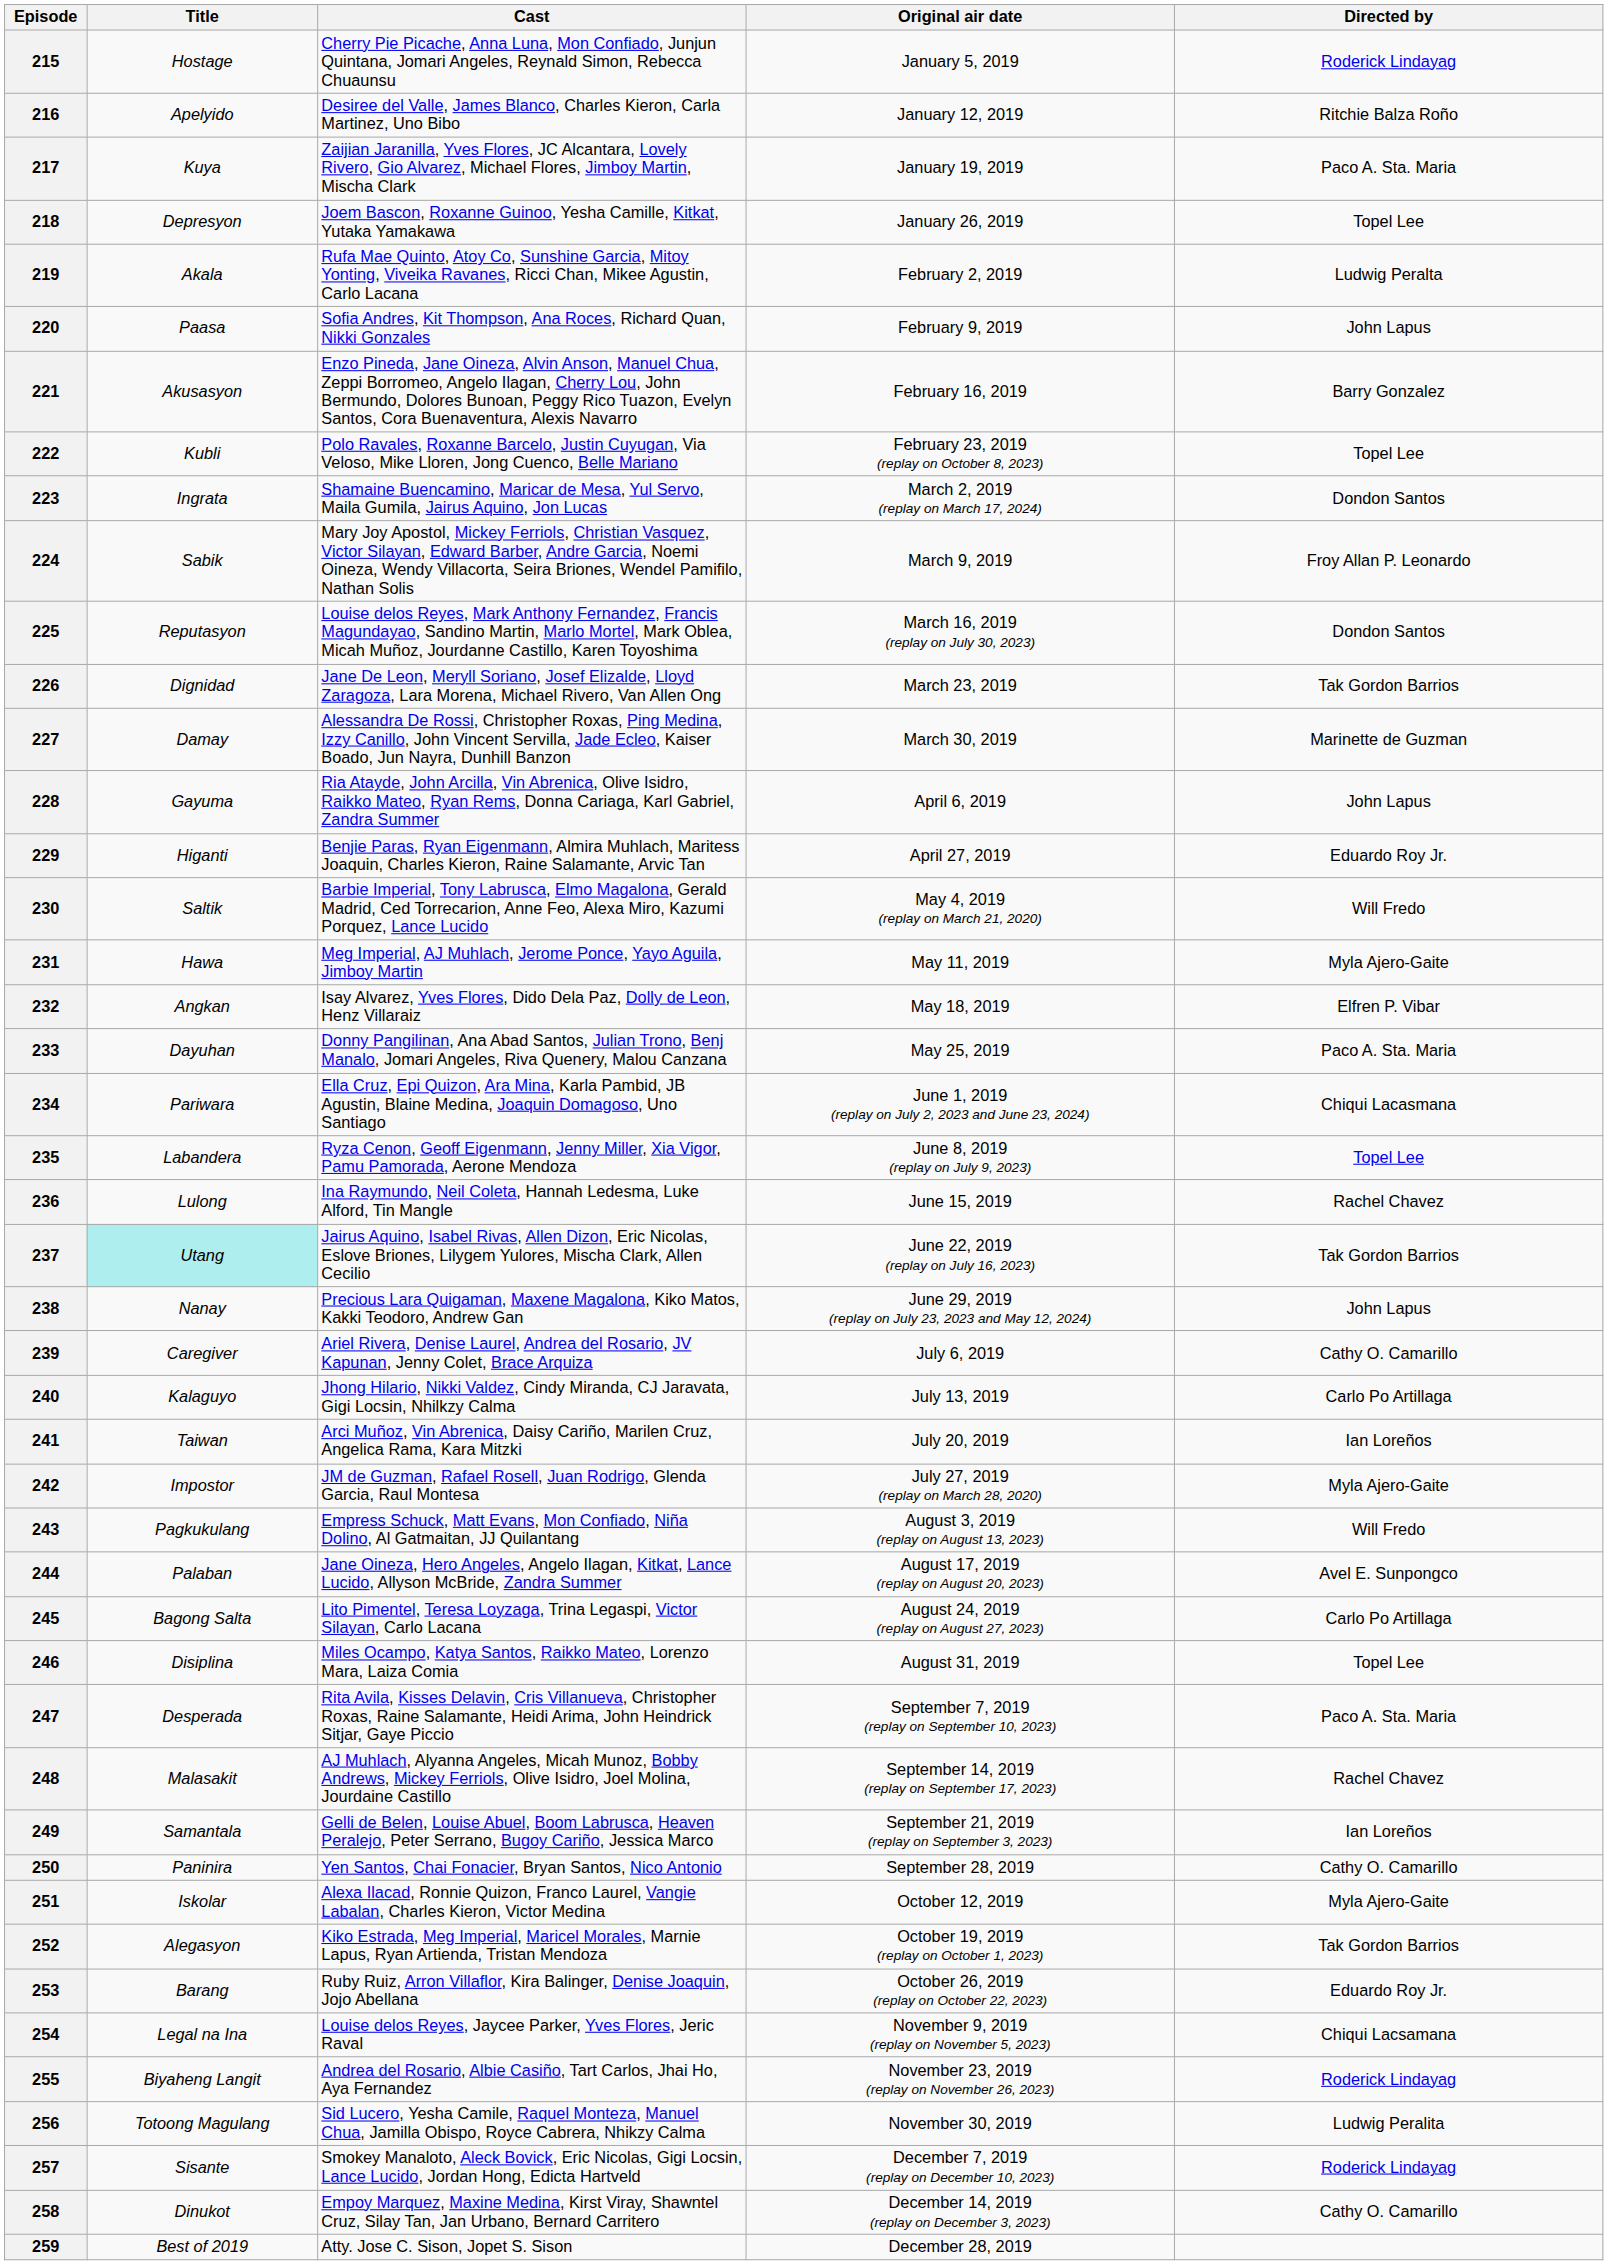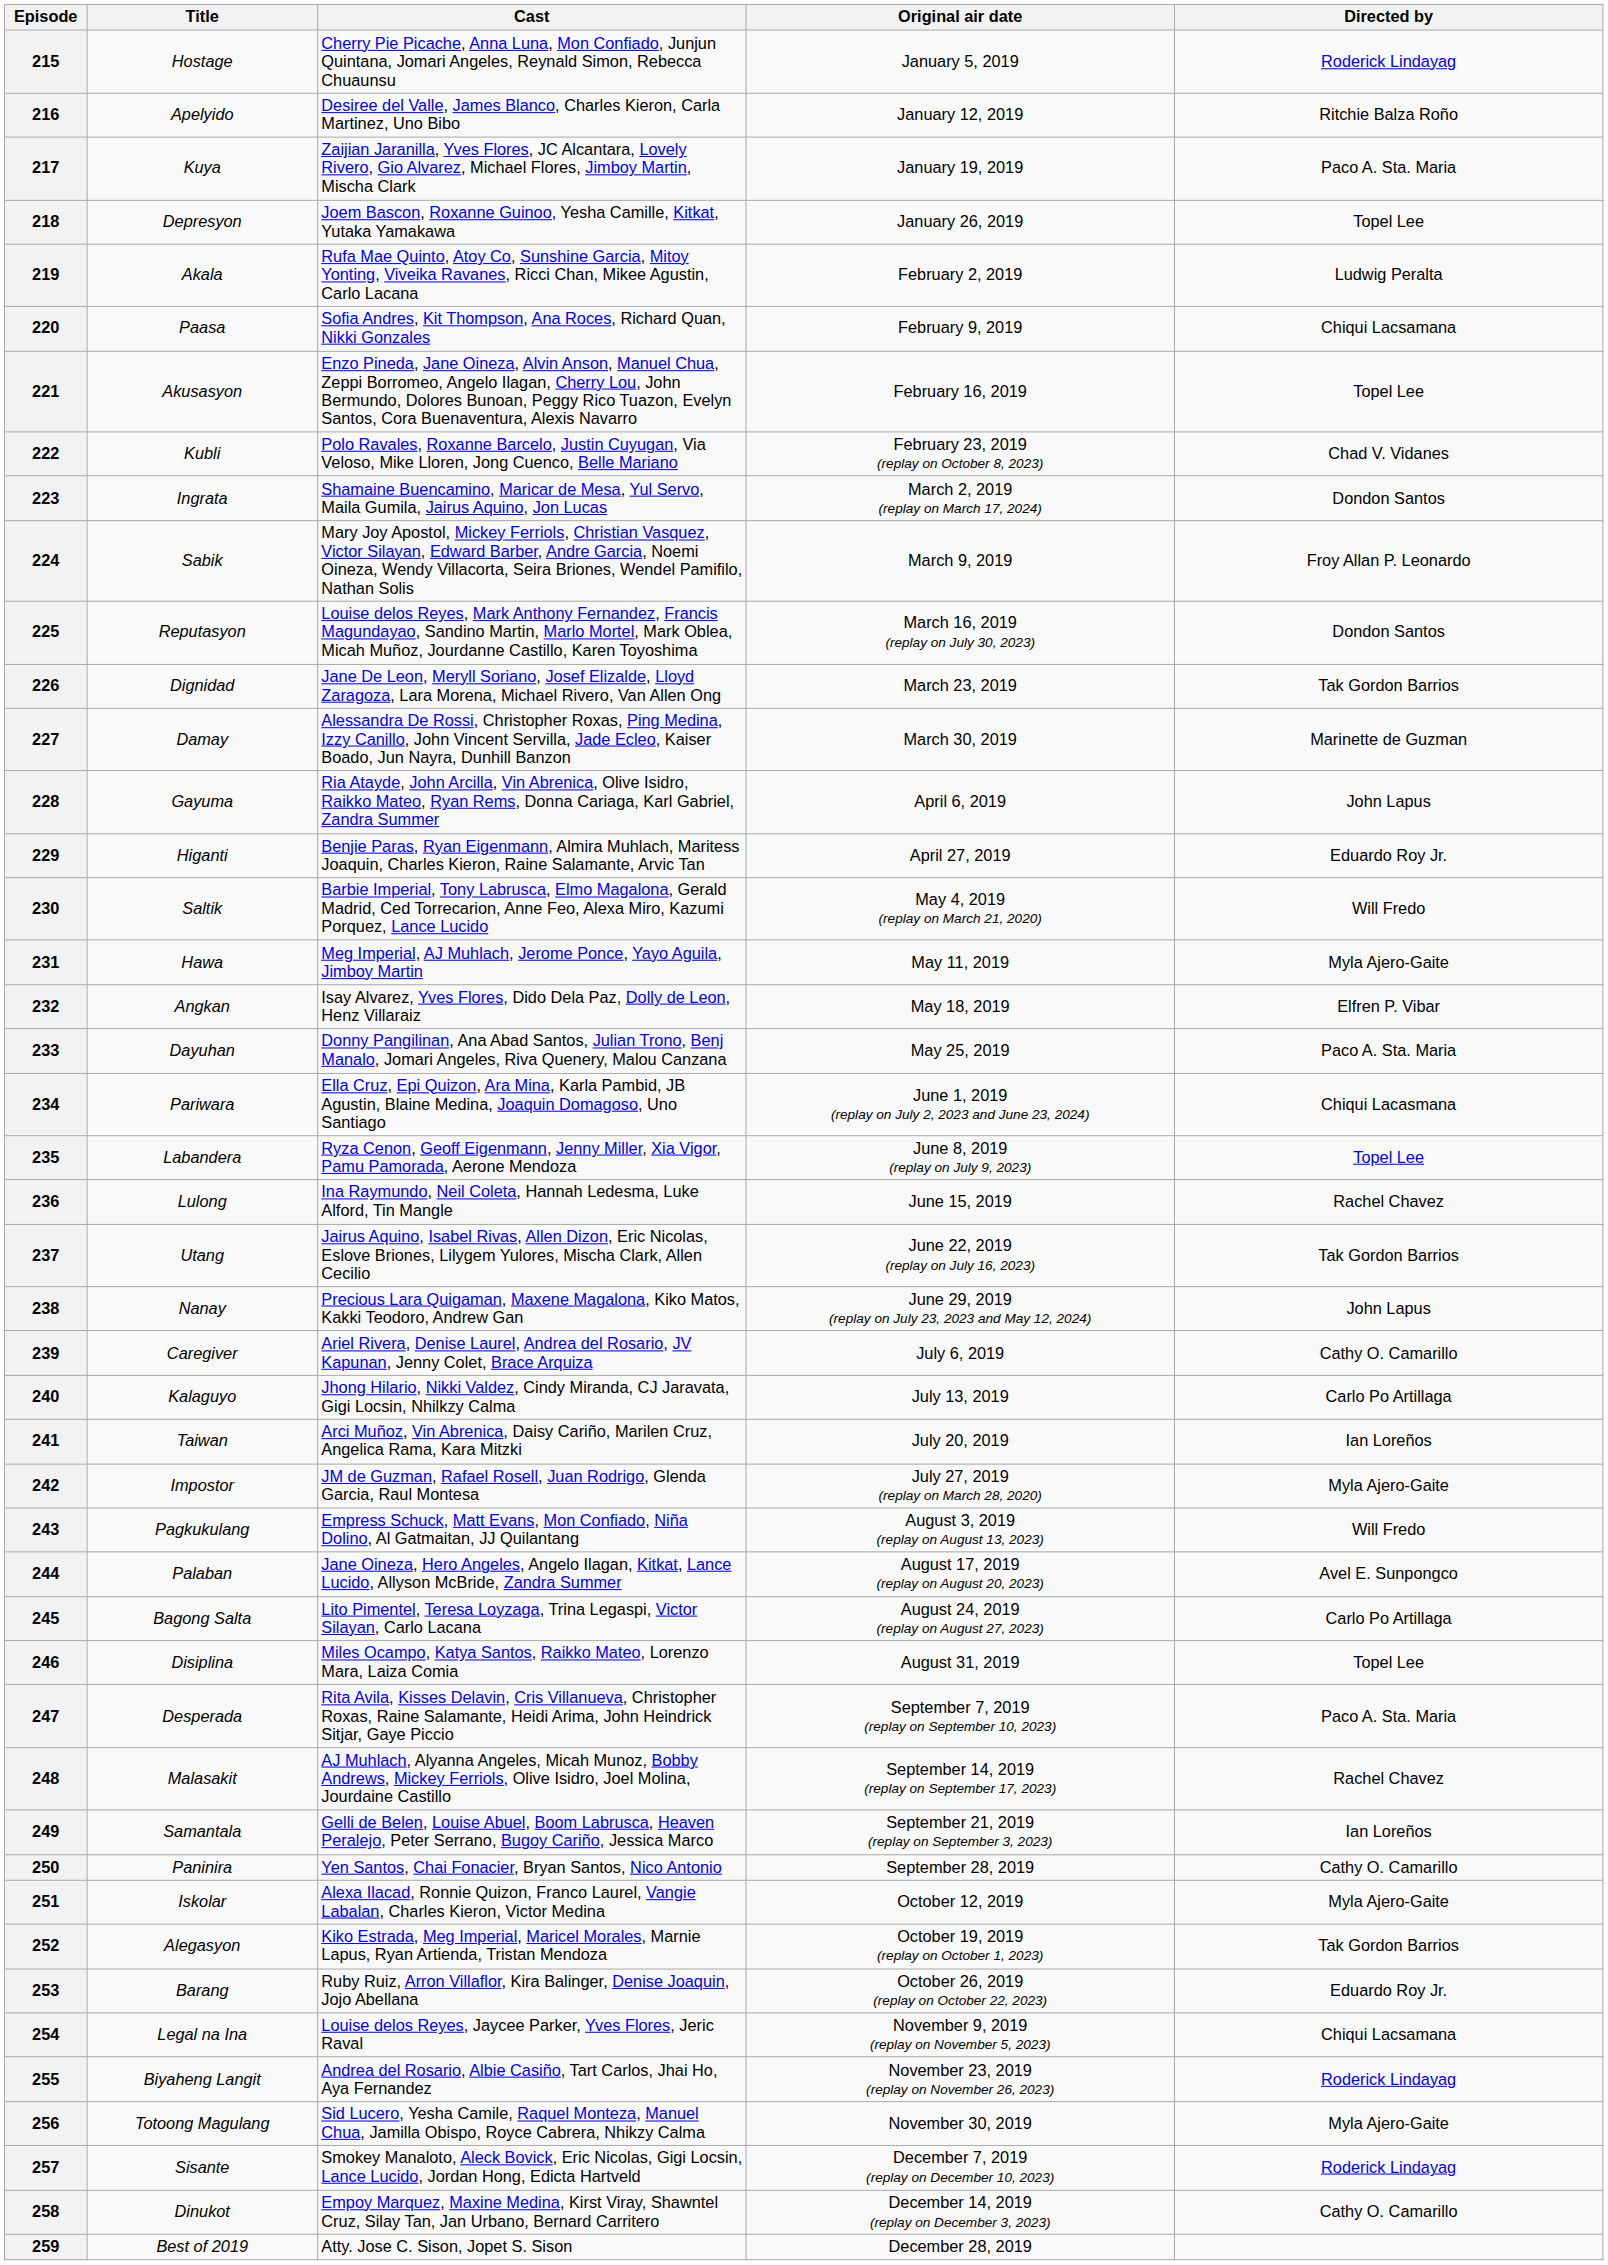(1389, 328) John Lapus -> (1389, 328) Chiqui Lacsamana
(1389, 391) Barry Gonzalez -> (1389, 391) Topel Lee
(1389, 454) Topel Lee -> (1389, 454) Chad V. Vidanes
(202, 1255) paleturquoise background -> (202, 1255) no background
(1389, 2123) Ludwig Peralita -> (1389, 2123) Myla Ajero-Gaite
